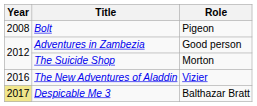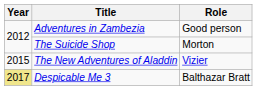- row: (43, 28)
(18, 77) 2016 -> (18, 61) 2015
